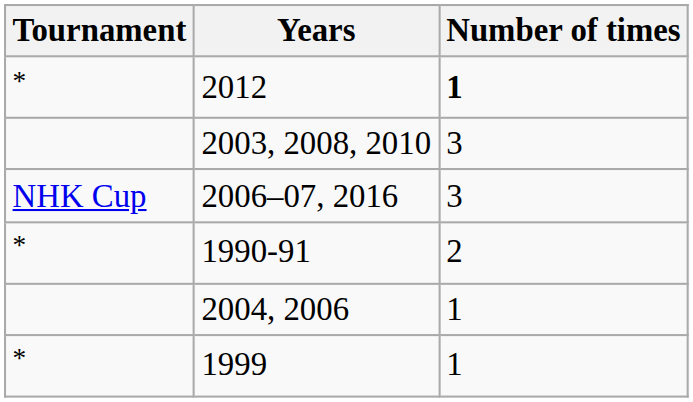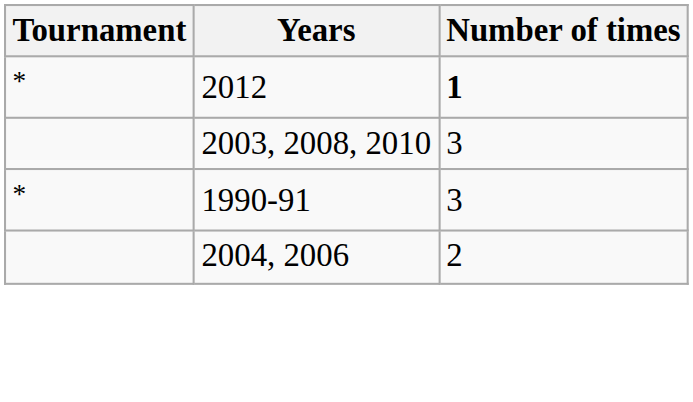- row: (300, 195)
(454, 251) 2 -> (454, 199) 3
(454, 308) 1 -> (454, 256) 2
- row: (234, 364)
